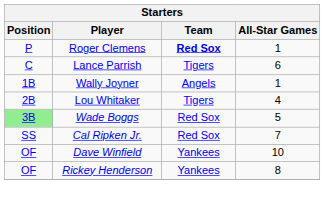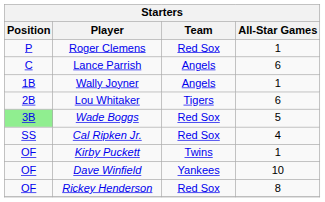(199, 48) bold -> (199, 48) normal
(199, 65) Tigers -> (199, 65) Angels
(278, 100) 4 -> (278, 100) 6
(278, 135) 7 -> (278, 135) 4
+ row: (107, 153)
(199, 170) Yankees -> (199, 188) Red Sox
